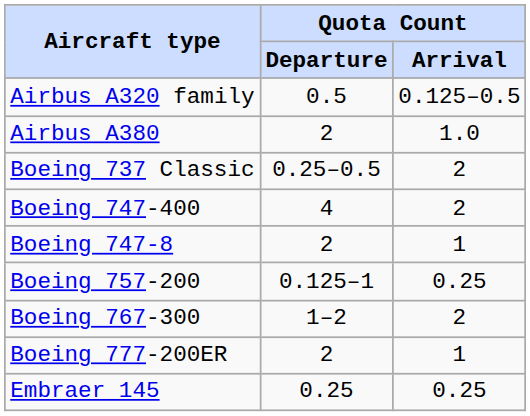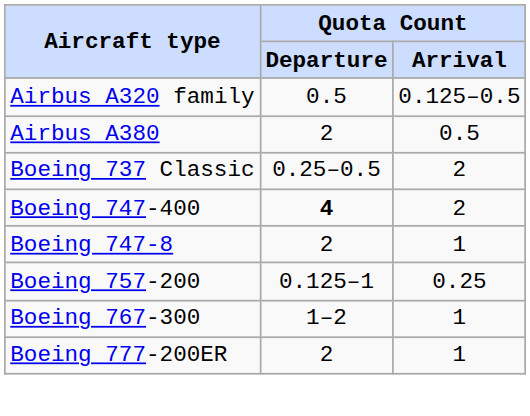(459, 134) 1.0 -> (459, 134) 0.5
(326, 208) normal -> (326, 208) bold
(459, 318) 2 -> (459, 318) 1
- row: (85, 392)
